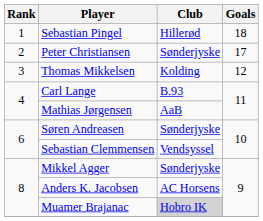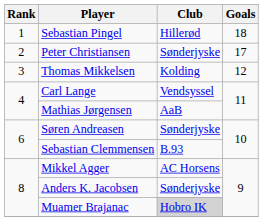(172, 91) B.93 -> (187, 91) Vendsyssel
(187, 149) Vendsyssel -> (172, 149) B.93
(190, 168) Sønderjyske -> (190, 168) AC Horsens
(190, 187) AC Horsens -> (190, 187) Sønderjyske
